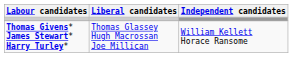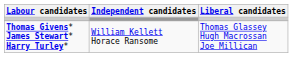columns swapped: (134, 11) <-> (233, 11)
